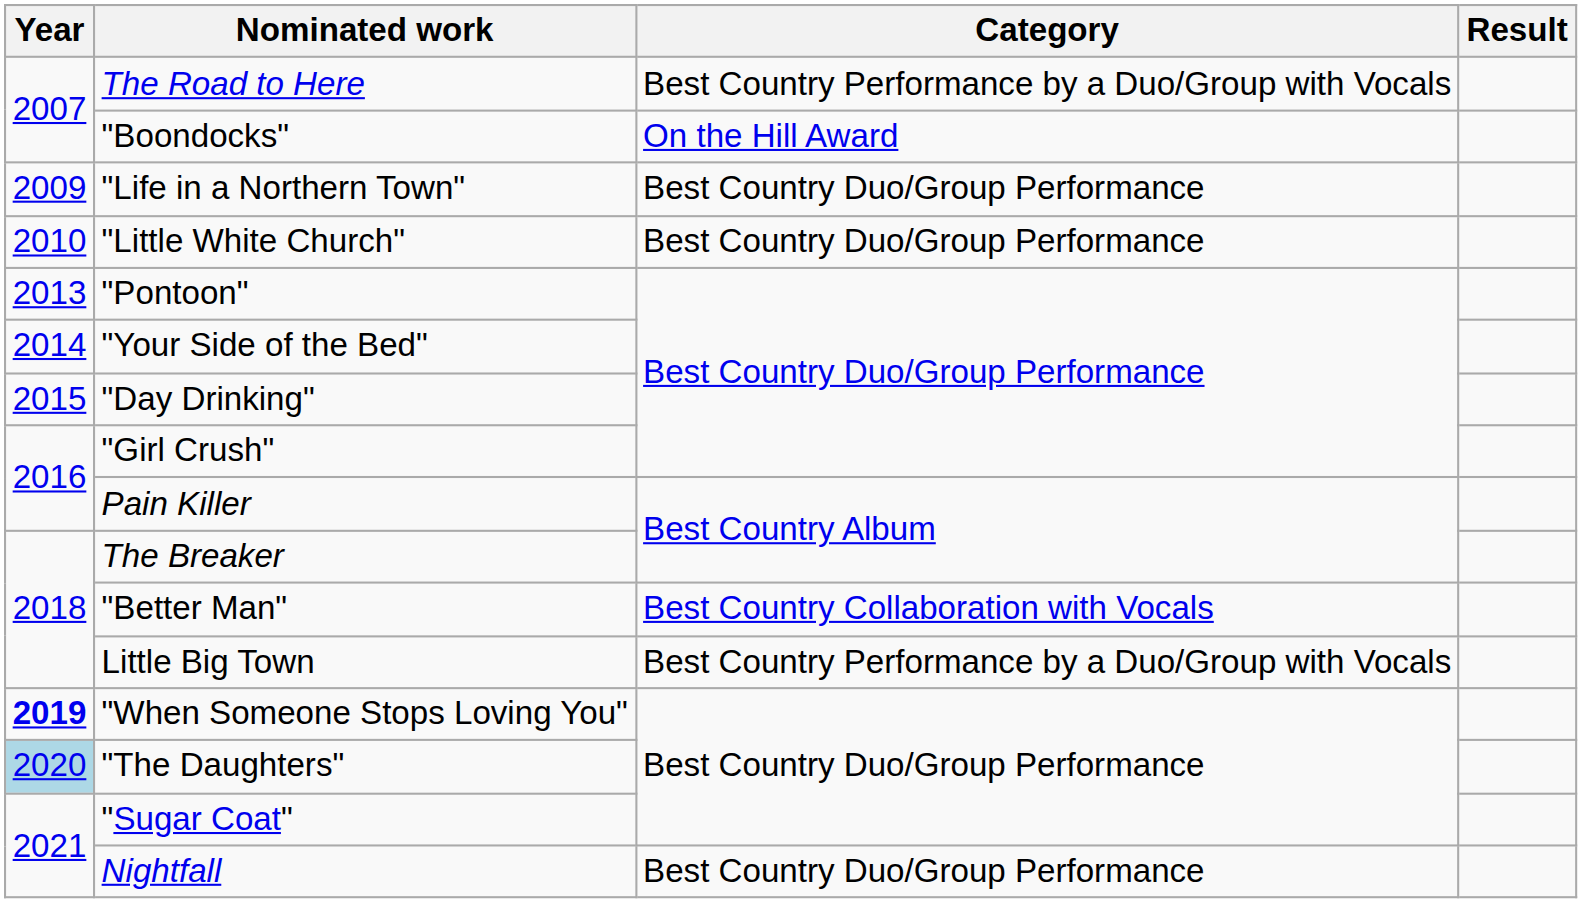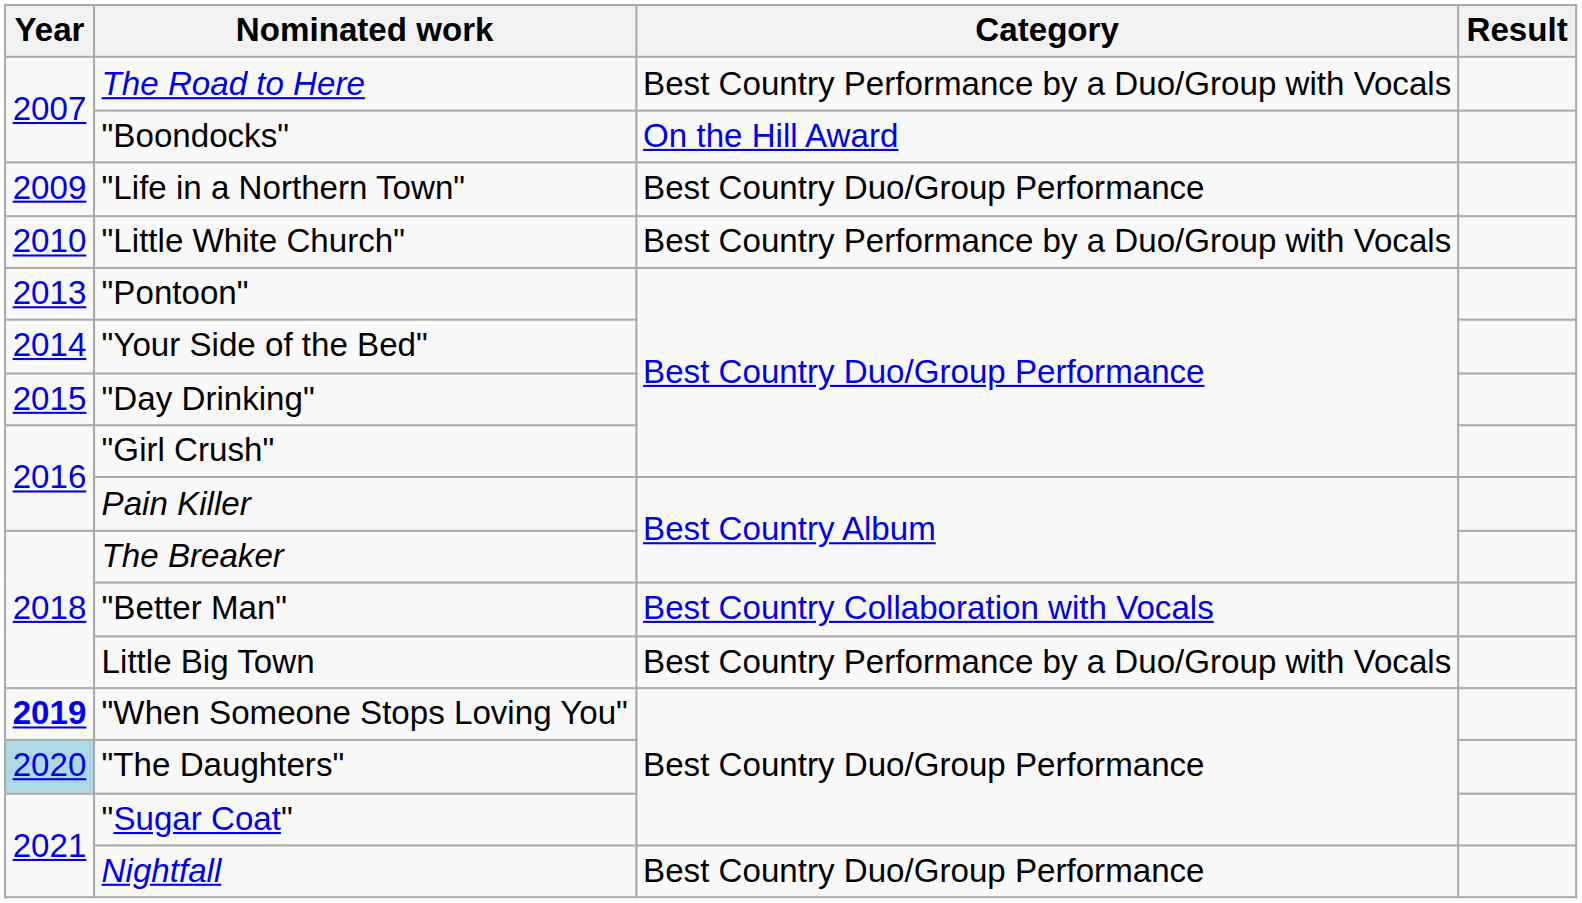(924, 240) Best Country Duo/Group Performance -> (1047, 240) Best Country Performance by a Duo/Group with Vocals
